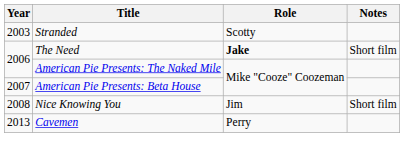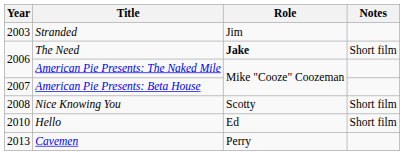(241, 31) Scotty -> (234, 31) Jim
(234, 104) Jim -> (241, 104) Scotty
+ row: (48, 123)
